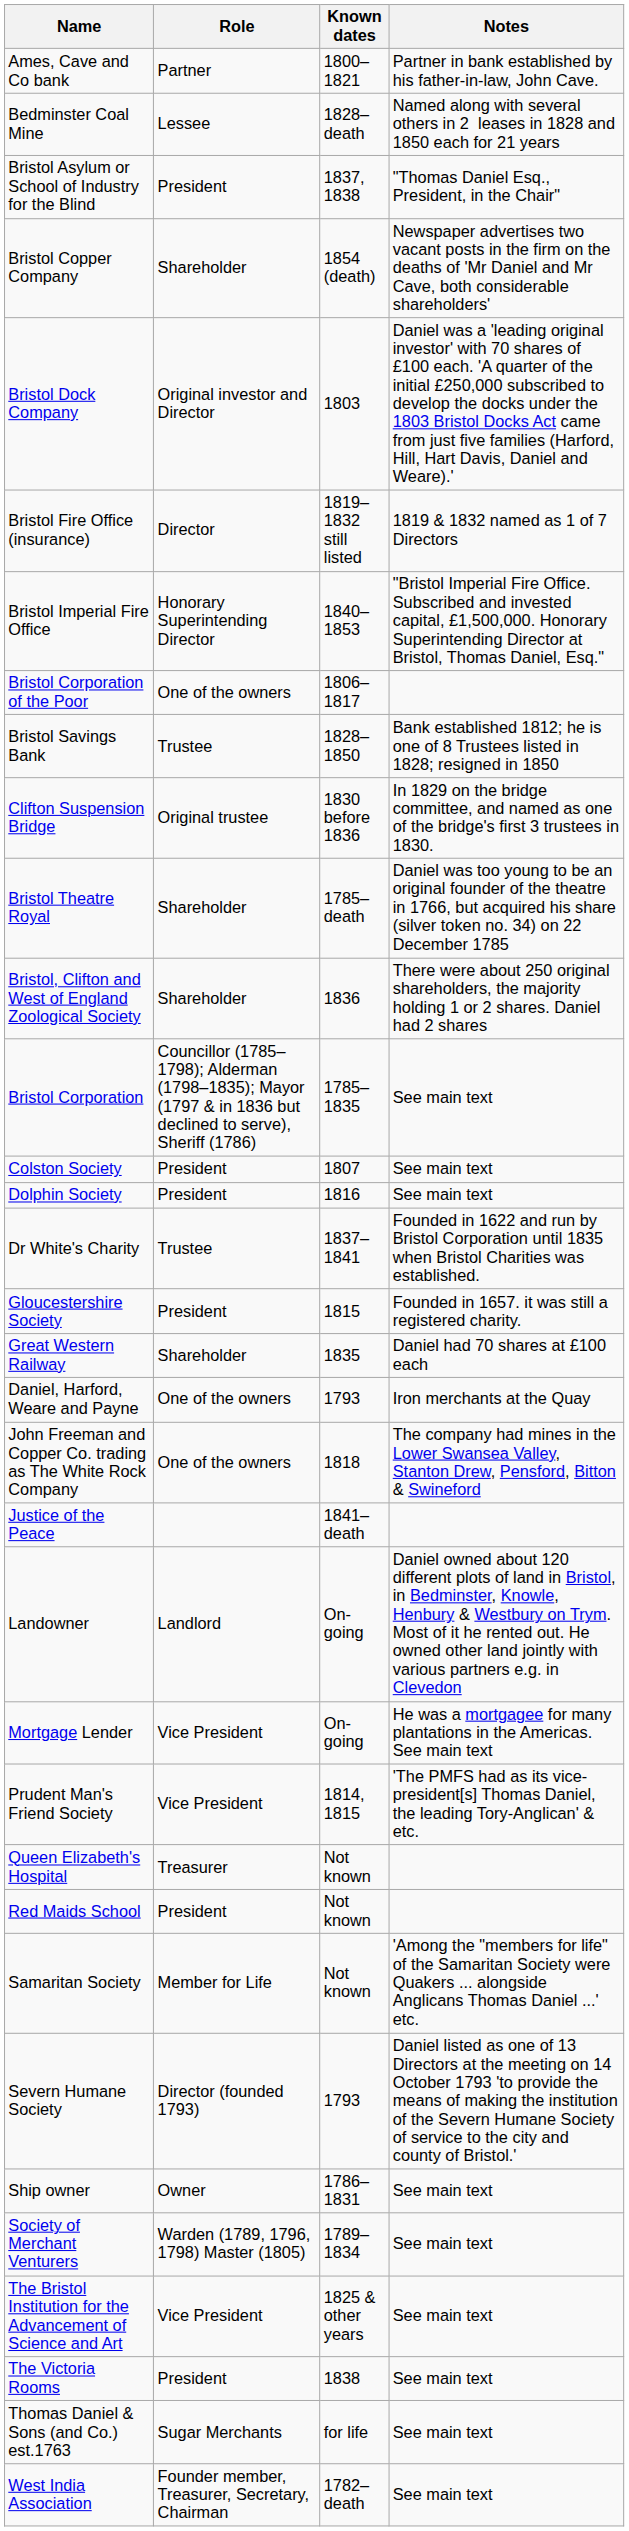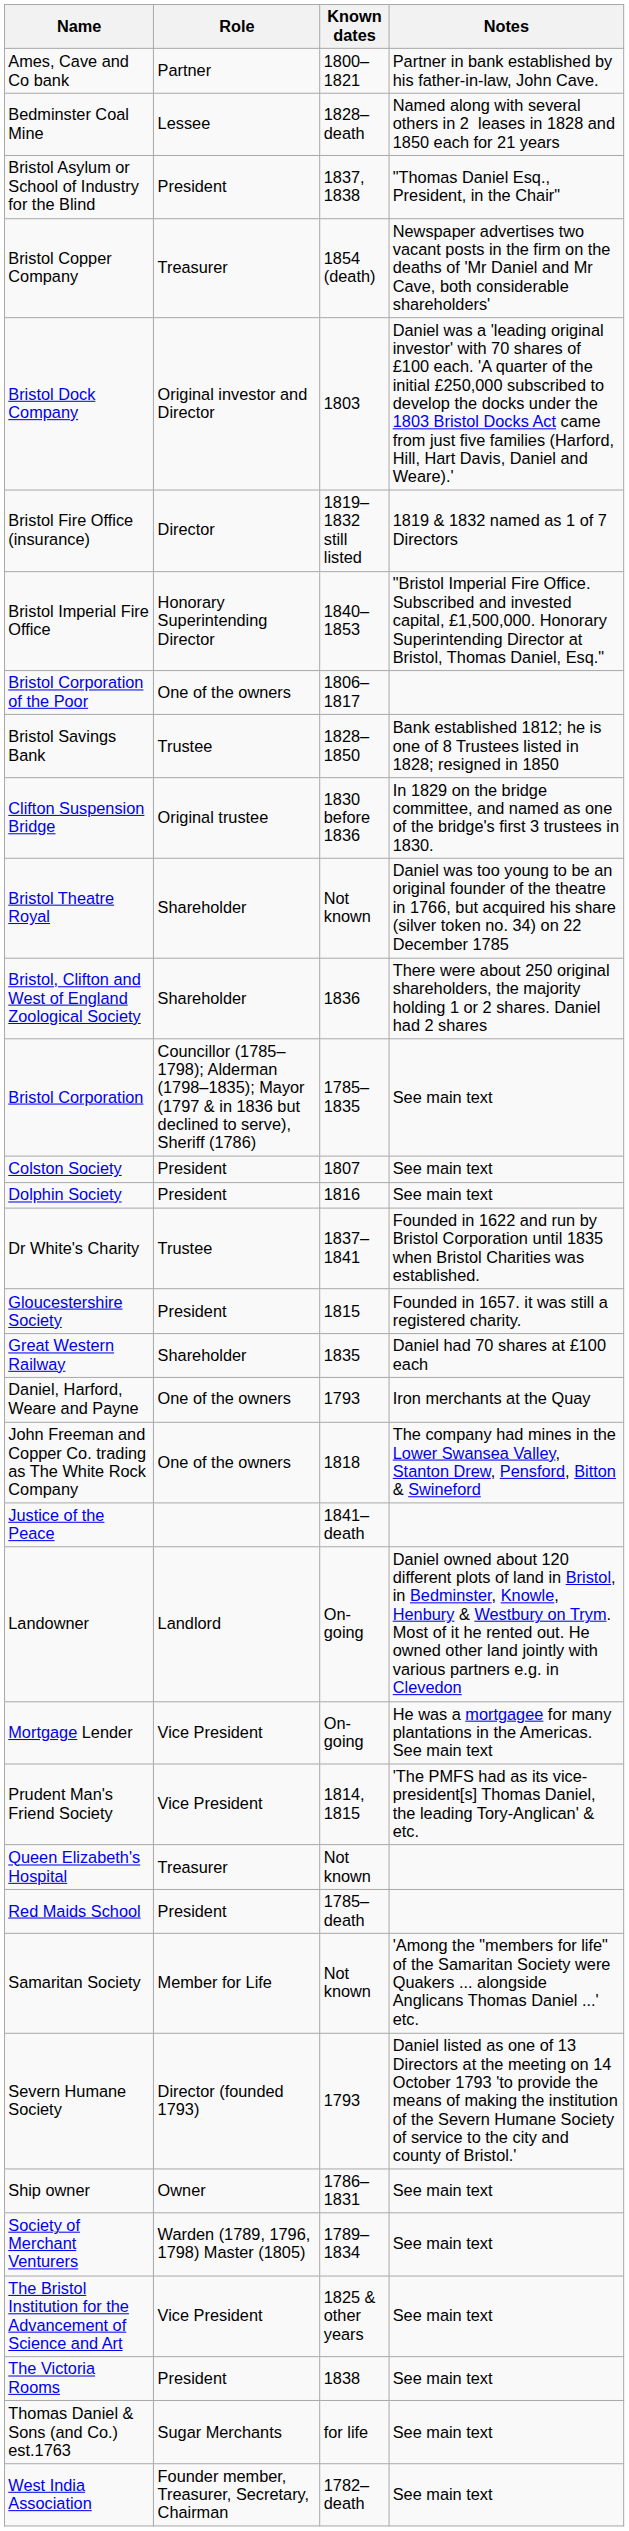(202, 267) Shareholder -> (193, 267) Treasurer
(346, 908) 1785–death -> (347, 908) Not known
(347, 1911) Not known -> (346, 1911) 1785–death
